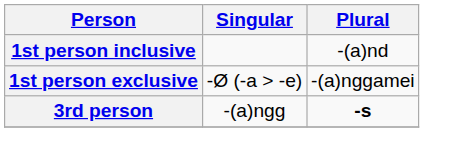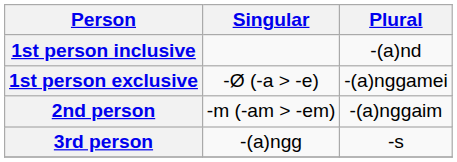+ row: (103, 111)
(363, 111) bold -> (396, 141) normal
